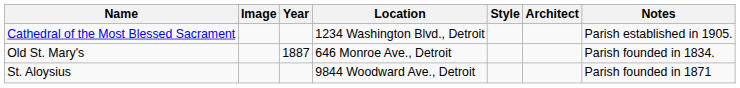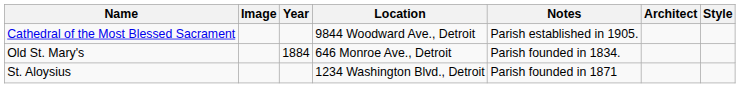columns swapped: (505, 14) <-> (659, 14)
(400, 33) 1234 Washington Blvd., Detroit -> (395, 33) 9844 Woodward Ave., Detroit
(296, 53) 1887 -> (296, 53) 1884
(395, 72) 9844 Woodward Ave., Detroit -> (400, 72) 1234 Washington Blvd., Detroit
